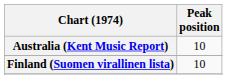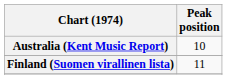(199, 64) 10 -> (199, 64) 11
